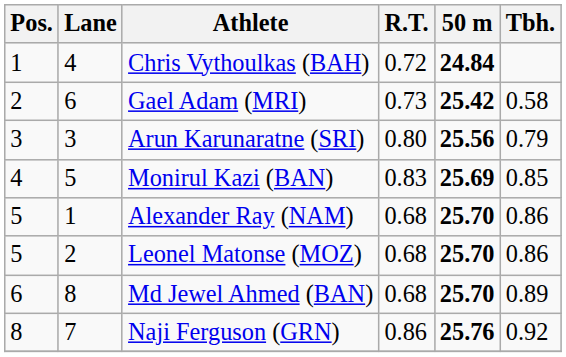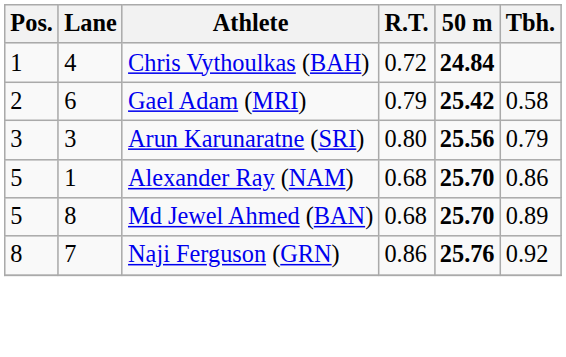(406, 100) 0.73 -> (406, 100) 0.79
- row: (231, 178)
- row: (245, 255)
(16, 293) 6 -> (16, 216) 5
